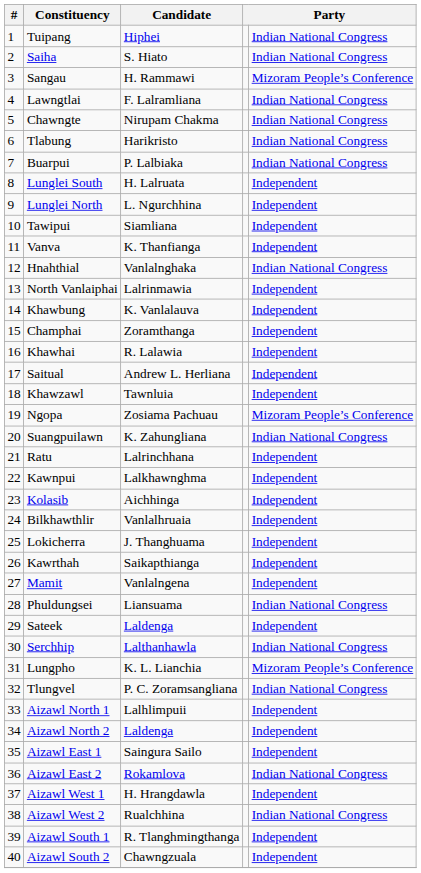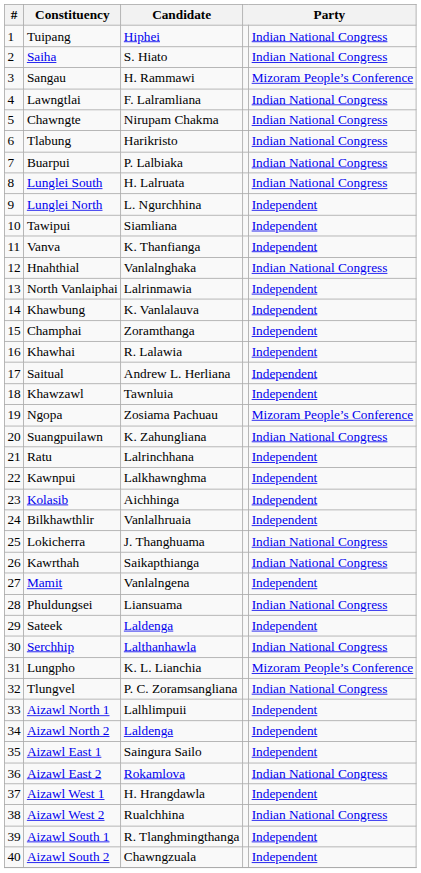(284, 183) Independent -> (320, 183) Indian National Congress
(284, 541) Independent -> (320, 541) Indian National Congress
(284, 562) Independent -> (320, 562) Indian National Congress
